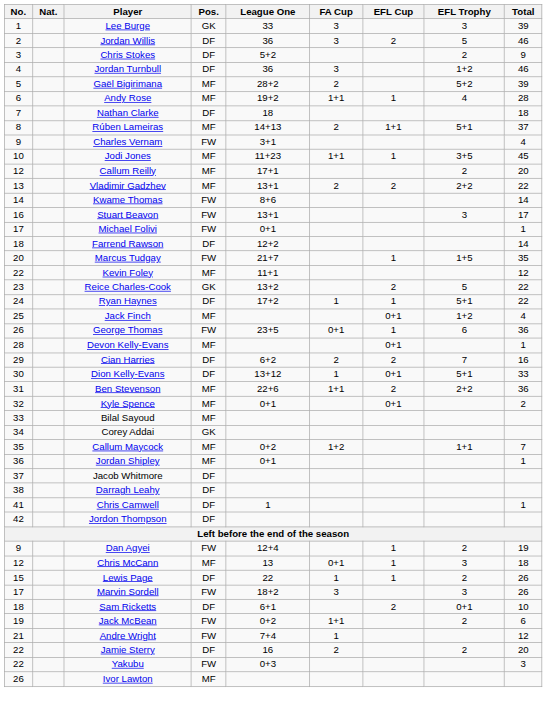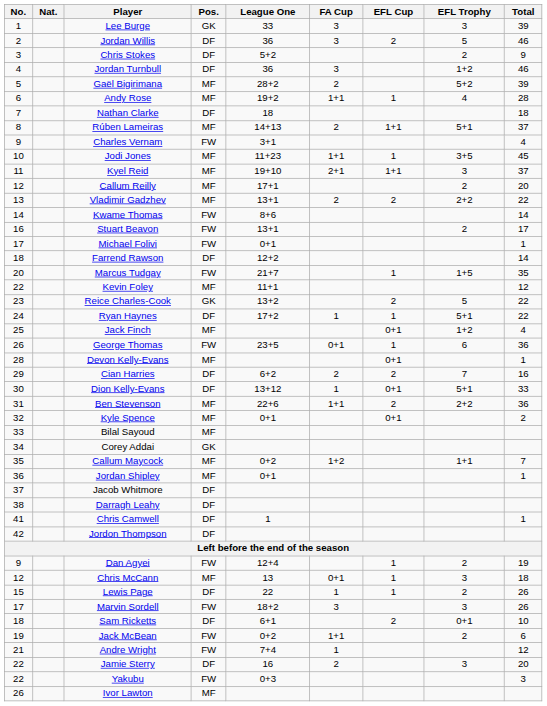+ row: (128, 170)
(464, 214) 3 -> (464, 229) 2
(464, 649) 2 -> (464, 664) 3
